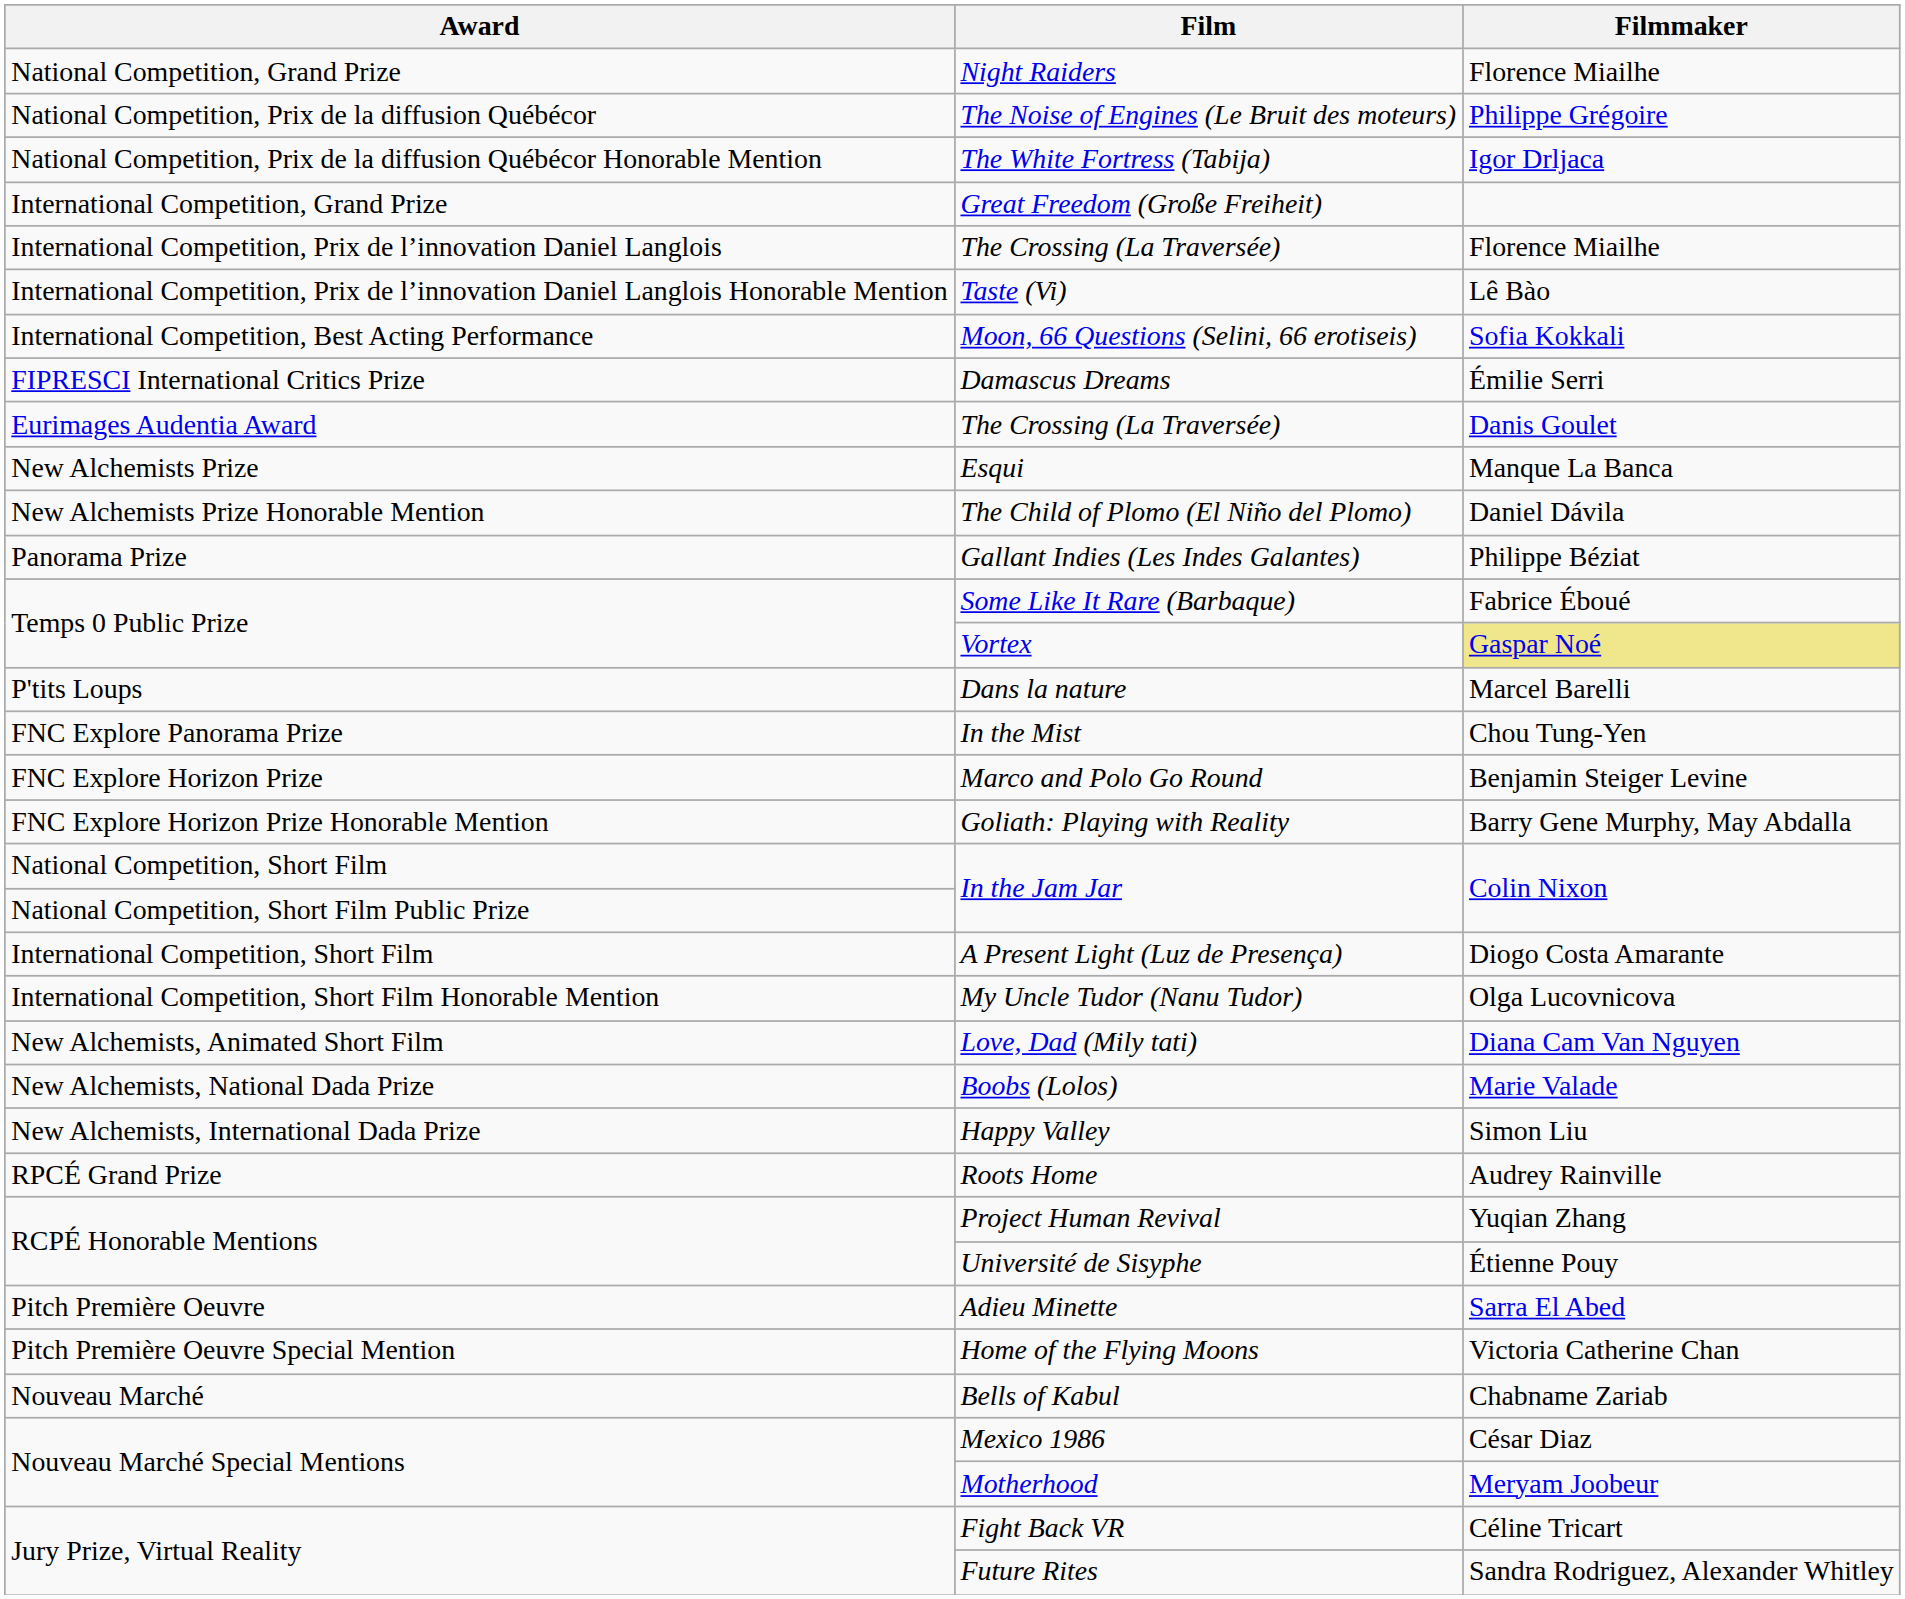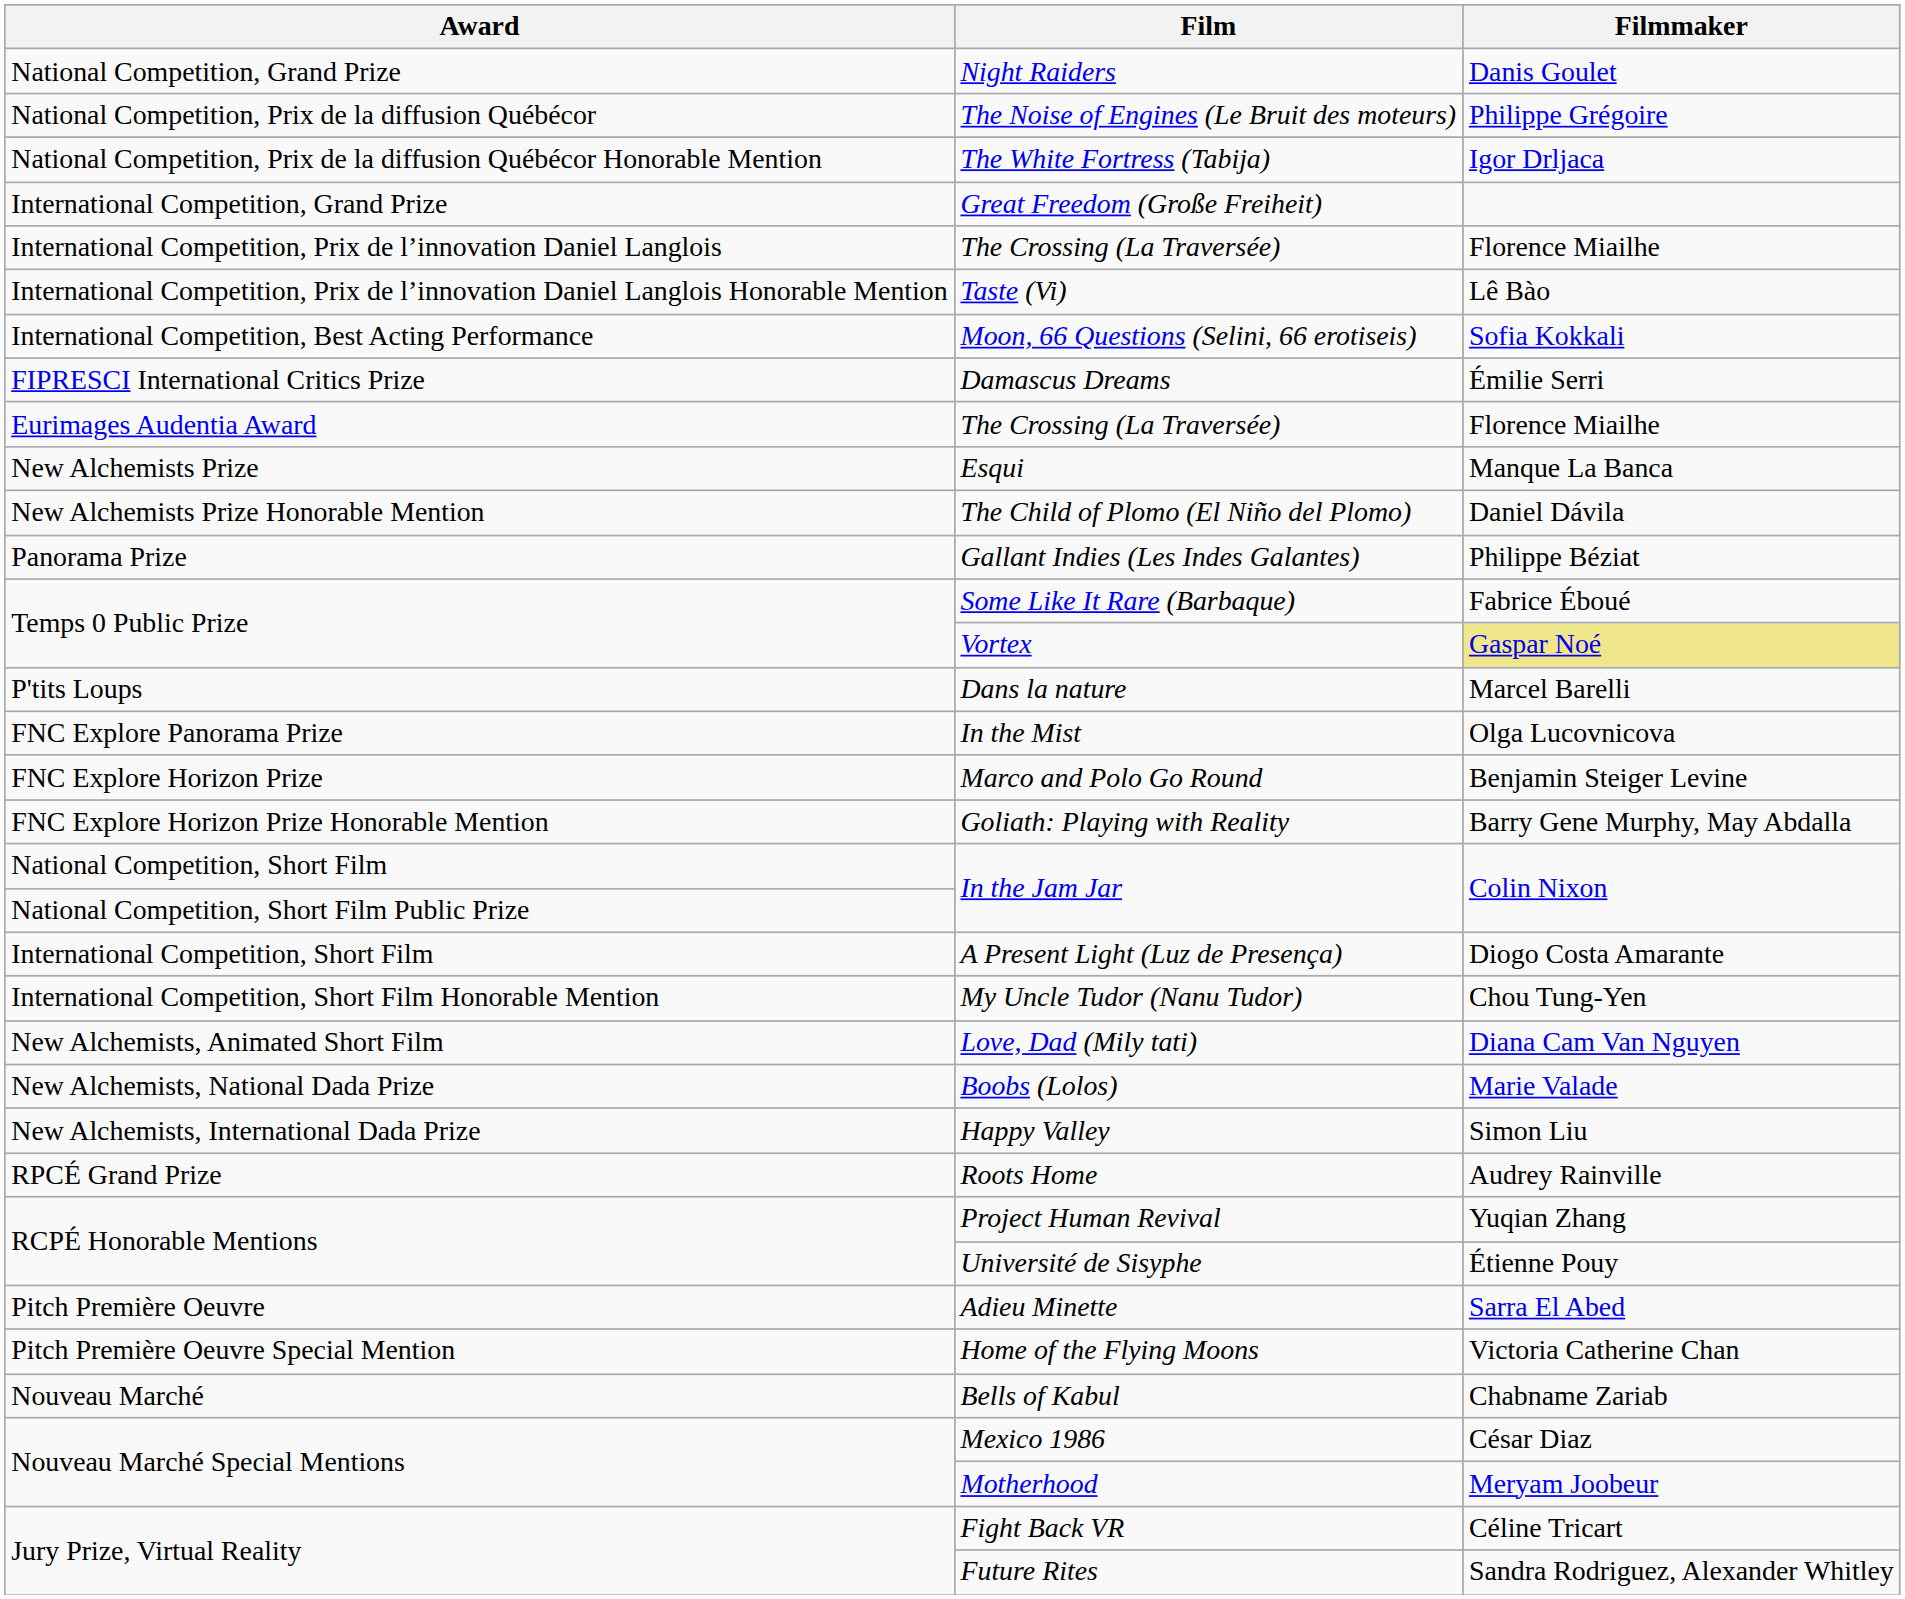(1564, 70) Florence Miailhe -> (1543, 70) Danis Goulet
(1543, 423) Danis Goulet -> (1564, 423) Florence Miailhe
(1558, 733) Chou Tung-Yen -> (1572, 733) Olga Lucovnicova
(1572, 997) Olga Lucovnicova -> (1558, 997) Chou Tung-Yen
